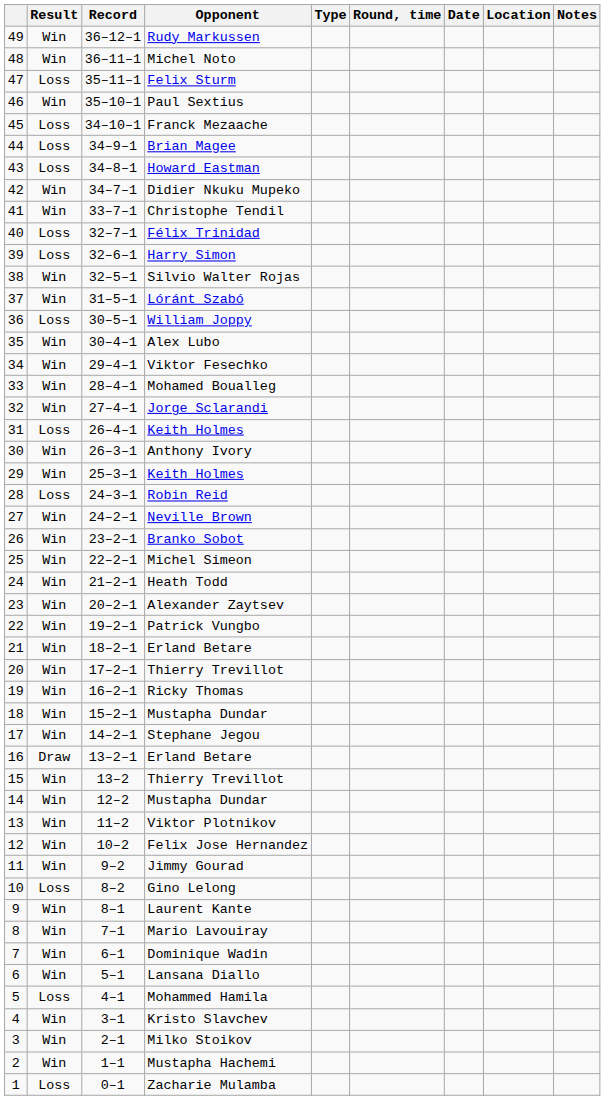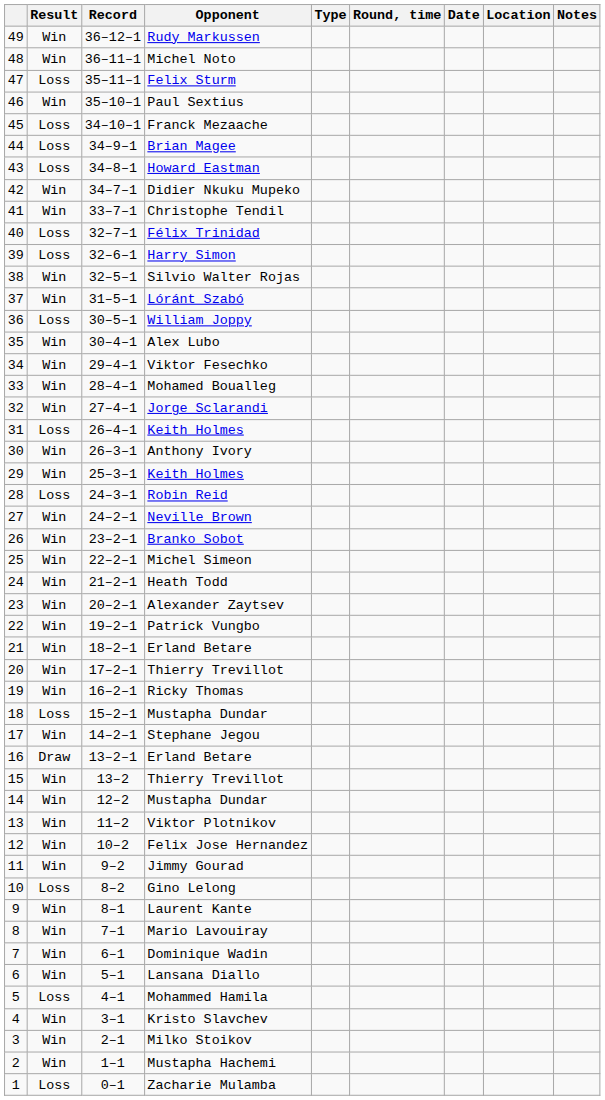(54, 714) Win -> (54, 714) Loss
